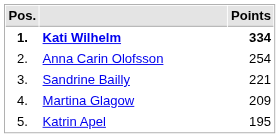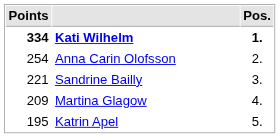columns swapped: (22, 16) <-> (251, 16)
